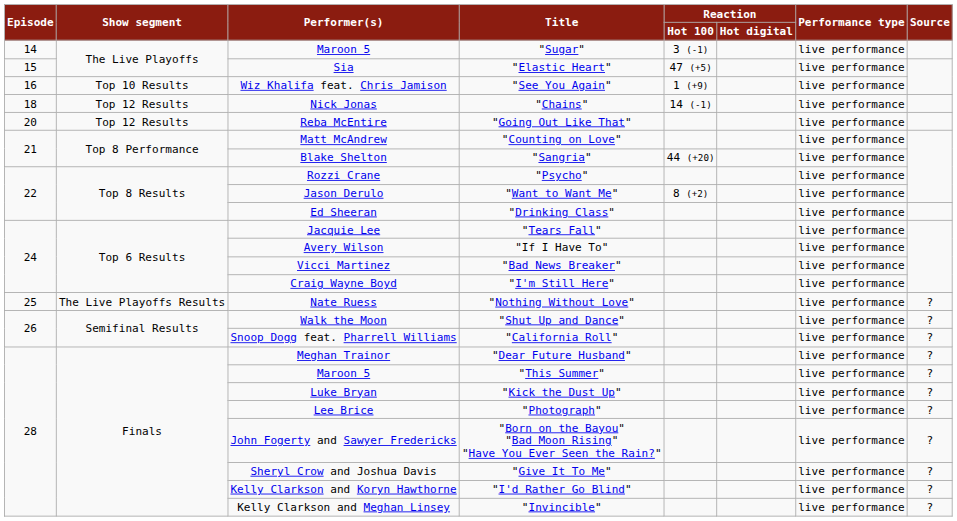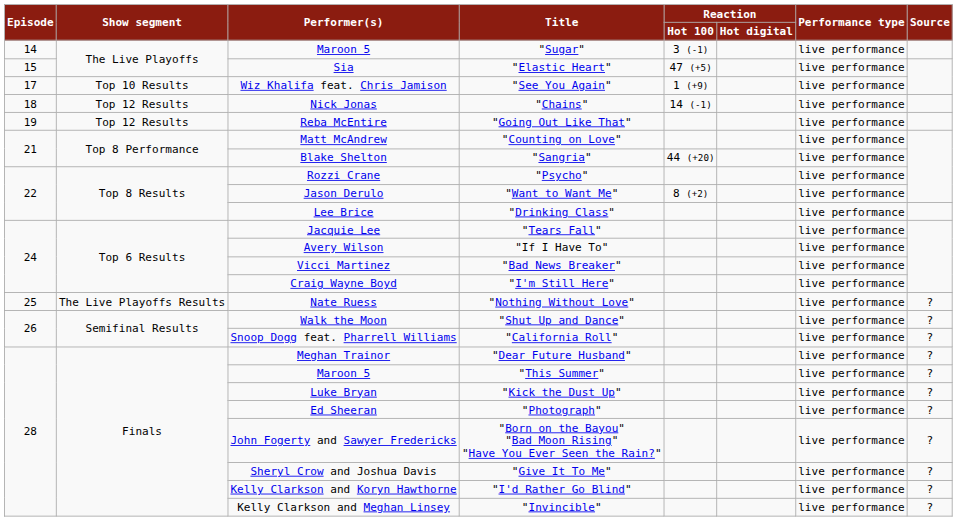(30, 85) 16 -> (30, 85) 17
(30, 121) 20 -> (30, 121) 19
(344, 212) Ed Sheeran -> (344, 212) Lee Brice
(344, 410) Lee Brice -> (344, 410) Ed Sheeran
